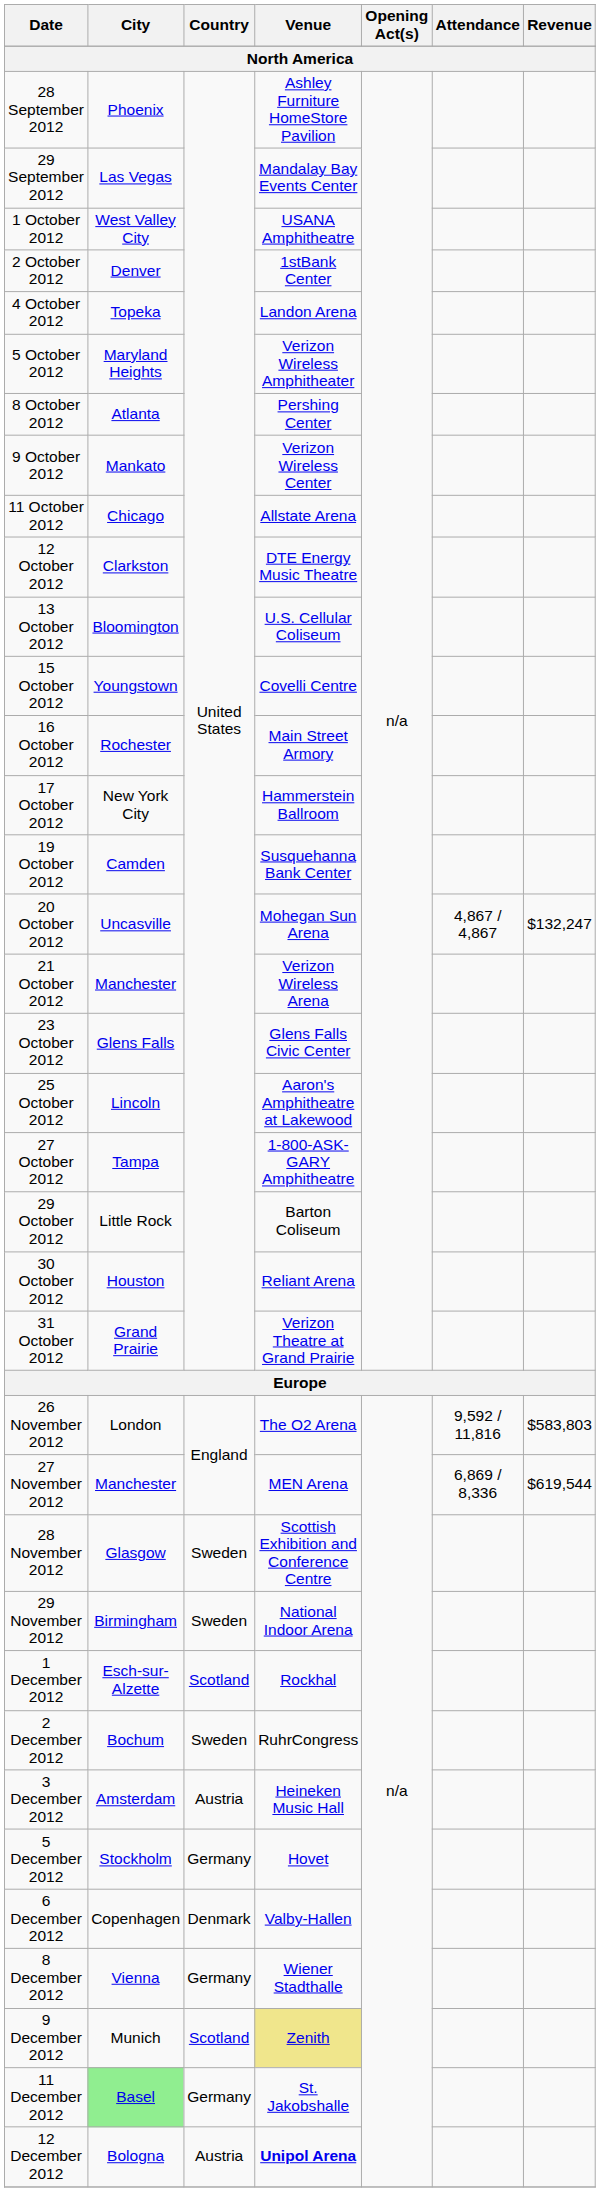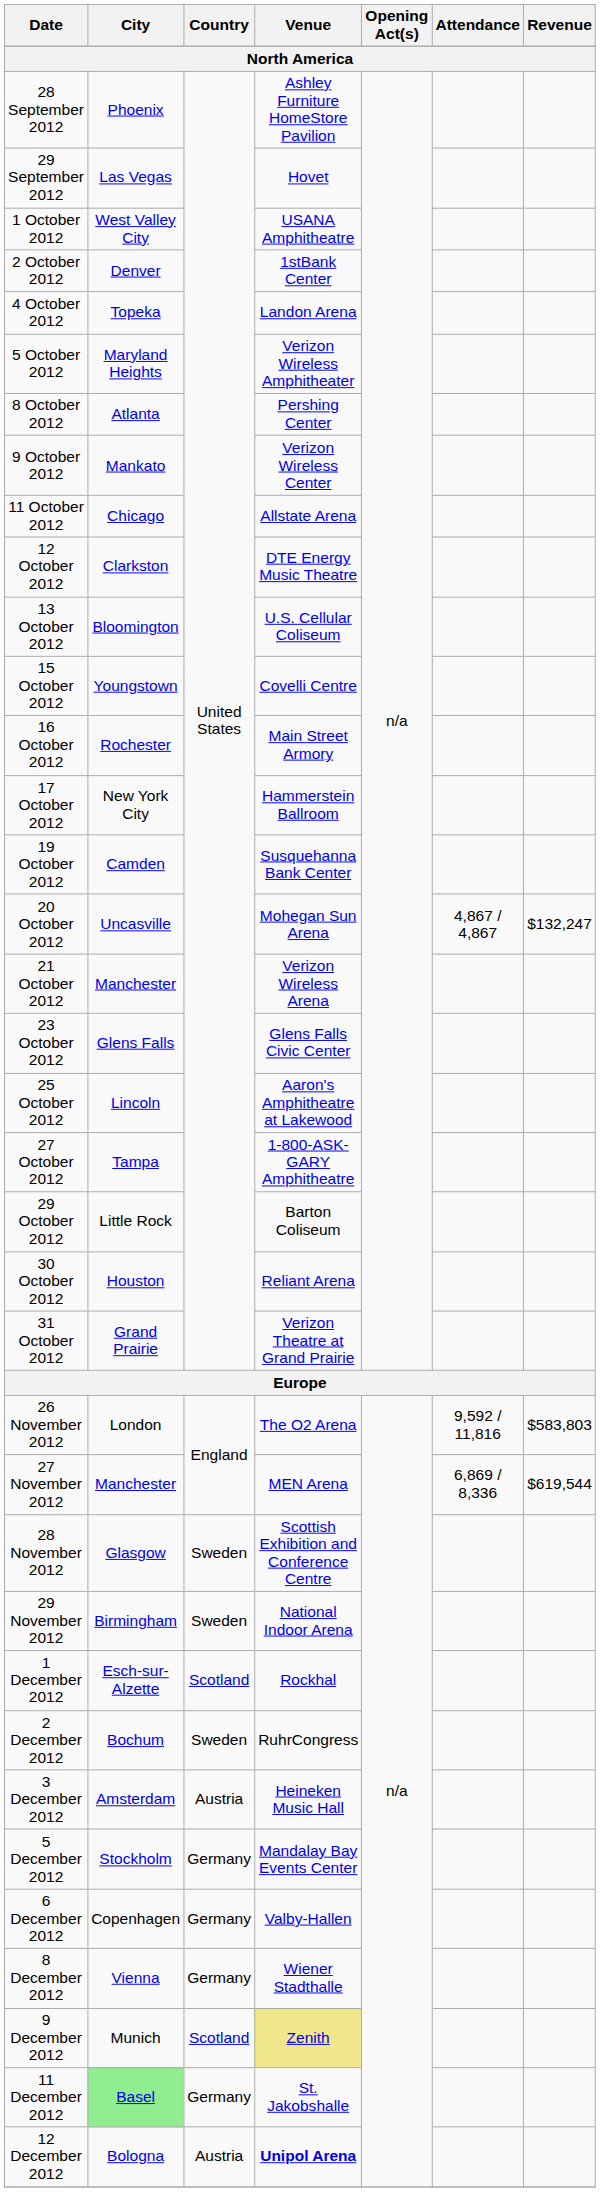(308, 177) Mandalay Bay Events Center -> (308, 177) Hovet
(308, 1859) Hovet -> (308, 1859) Mandalay Bay Events Center
(219, 1918) Denmark -> (219, 1918) Germany
